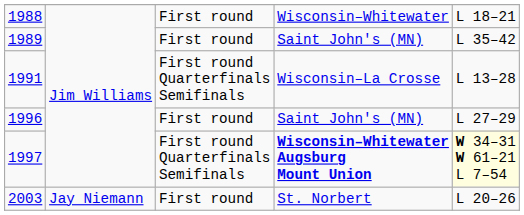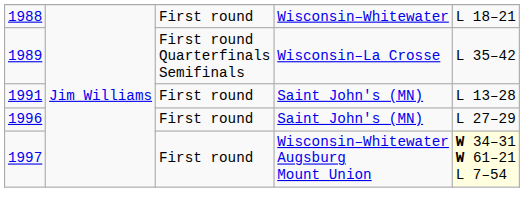(206, 40) First round -> (215, 56) First round Quarterfinals Semifinals
(350, 40) Saint John's (MN) -> (359, 56) Wisconsin–La Crosse
(215, 79) First round Quarterfinals Semifinals -> (206, 96) First round
(359, 79) Wisconsin–La Crosse -> (350, 96) Saint John's (MN)
(215, 159) First round Quarterfinals Semifinals -> (206, 159) First round
(363, 159) bold -> (363, 159) normal
- row: (25, 199)
